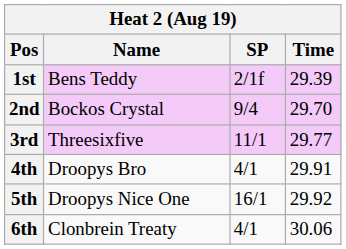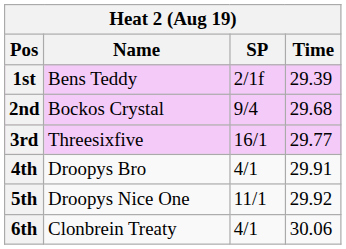(311, 109) 29.70 -> (311, 109) 29.68
(250, 139) 11/1 -> (251, 139) 16/1
(251, 199) 16/1 -> (250, 199) 11/1
